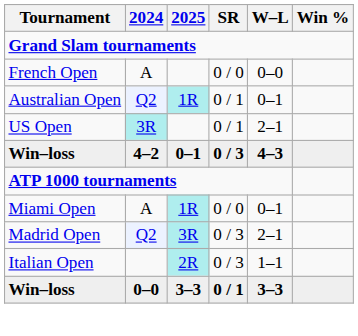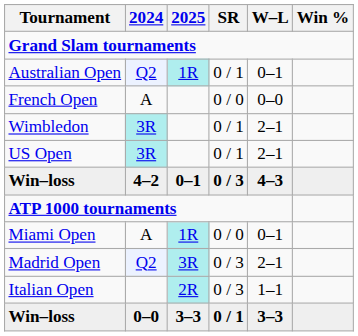rows swapped: (65, 99) <-> (53, 72)
+ row: (49, 126)
